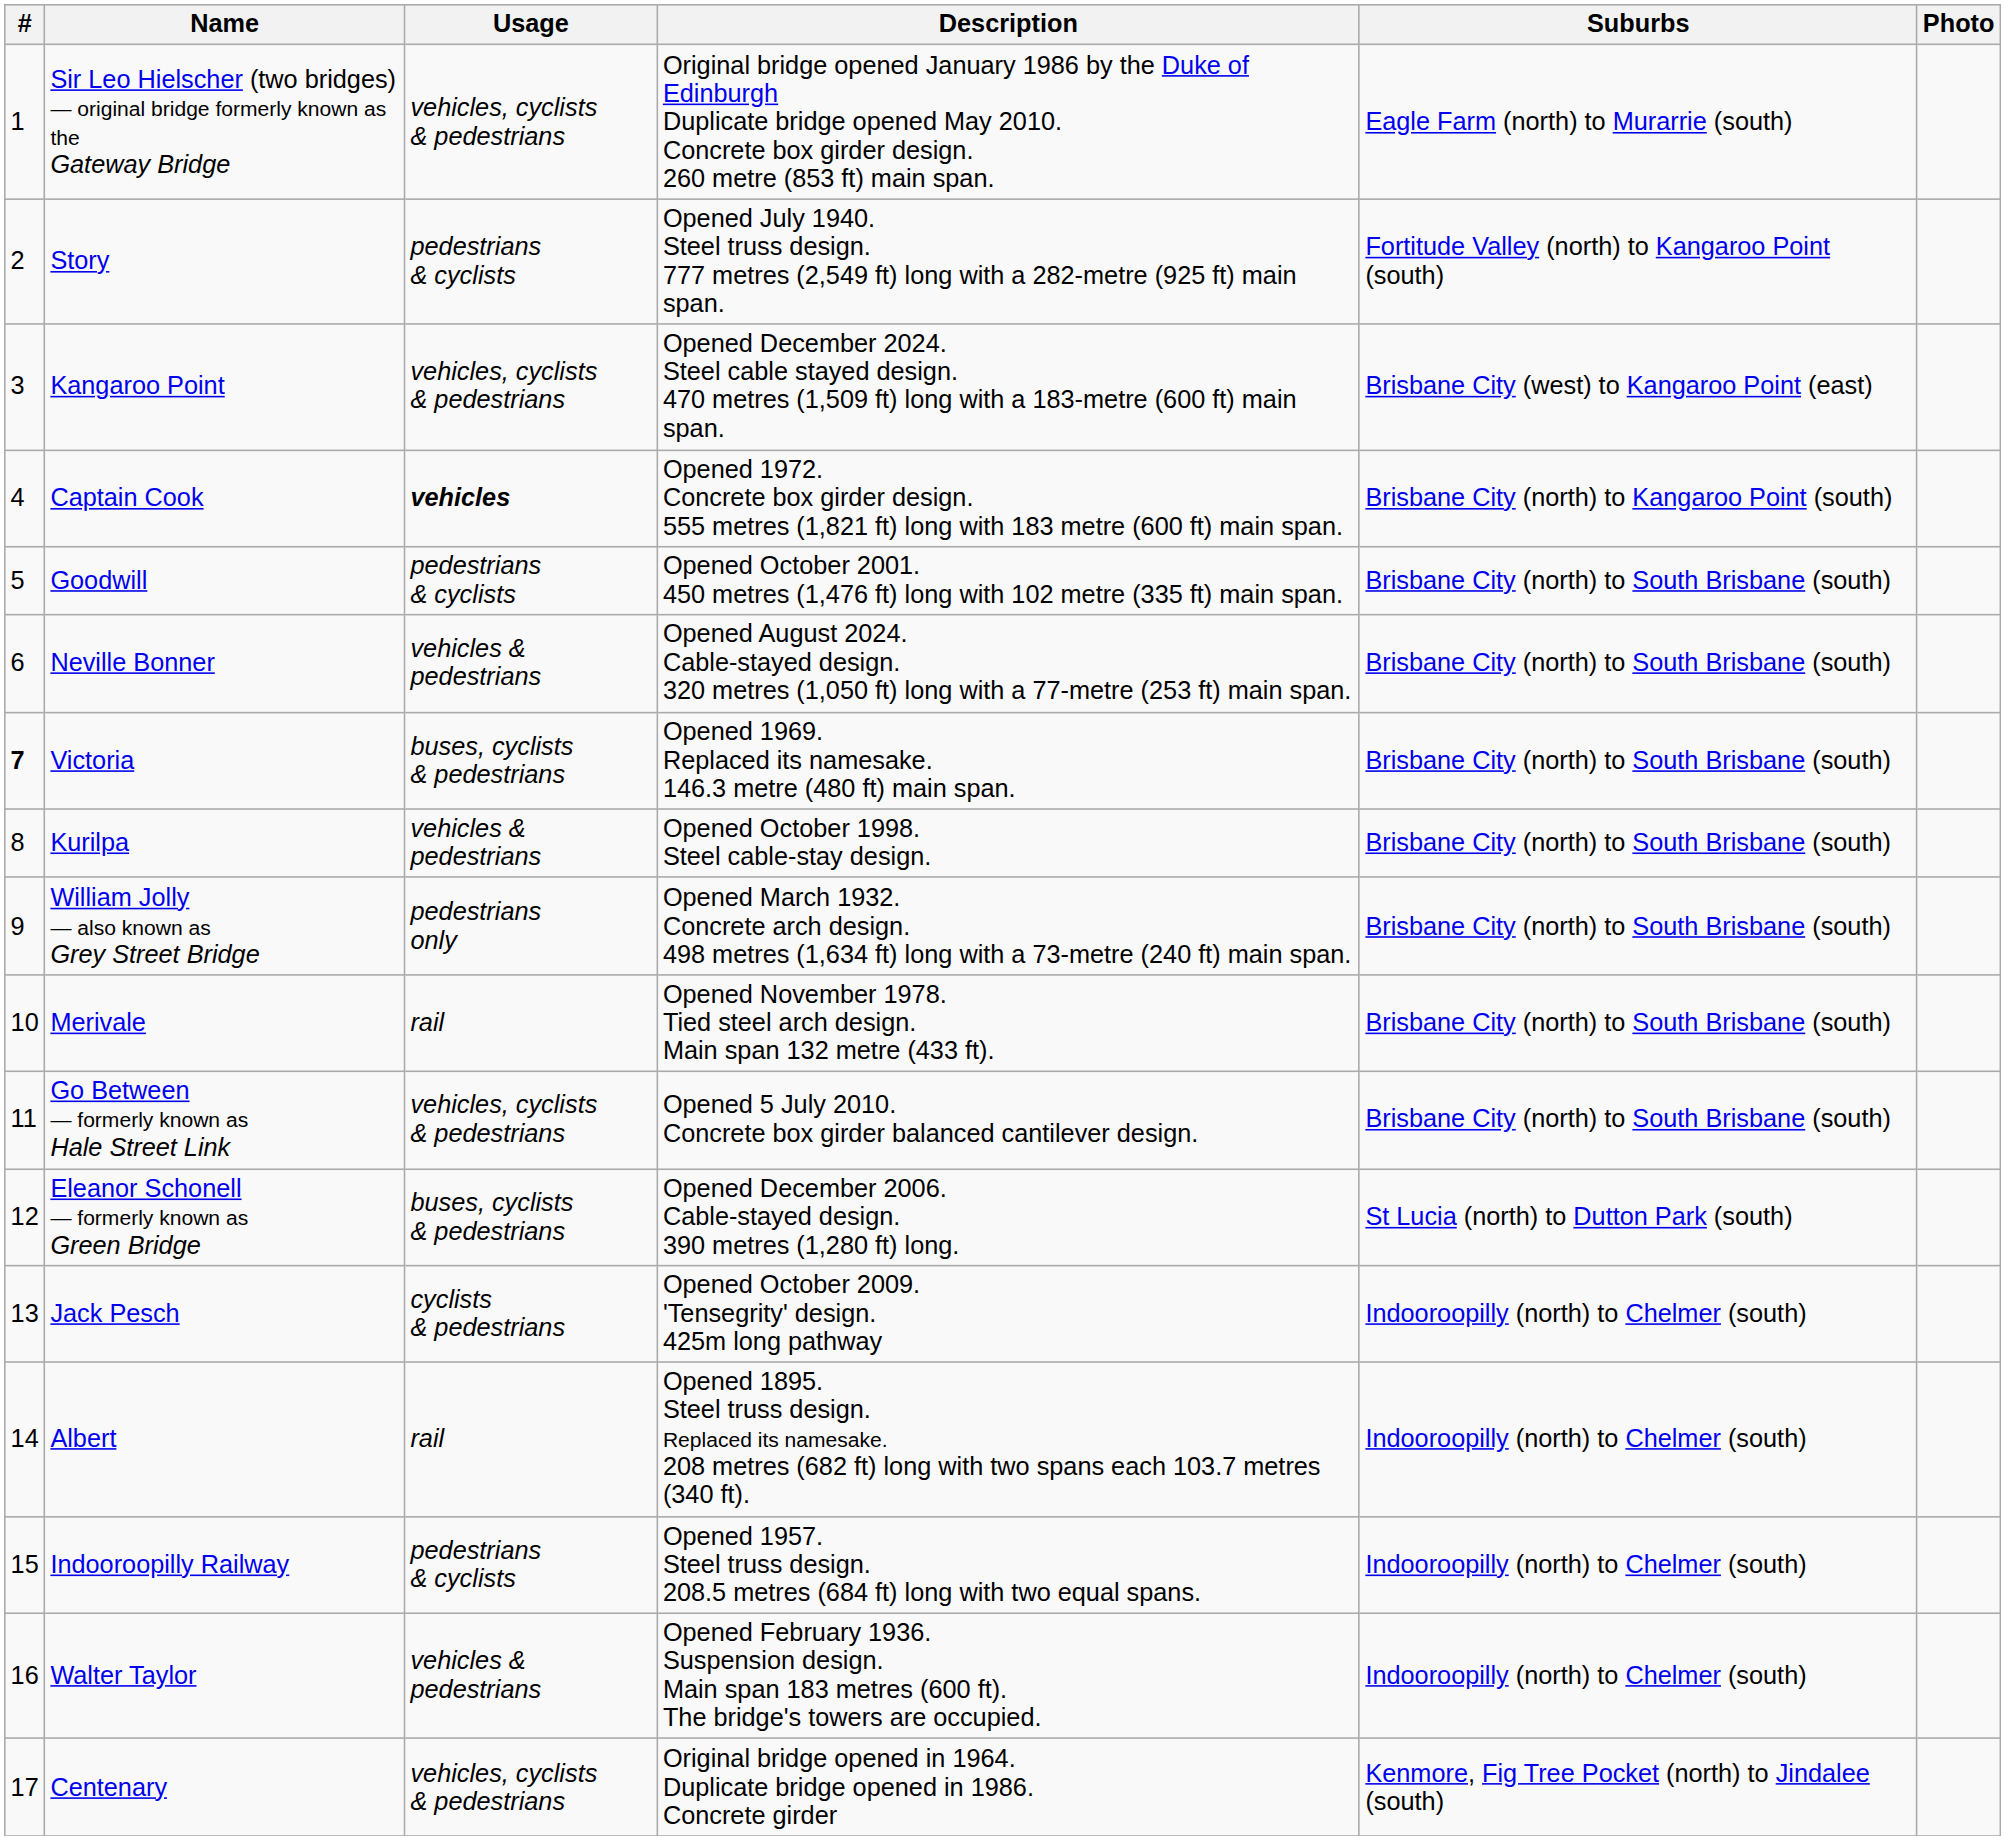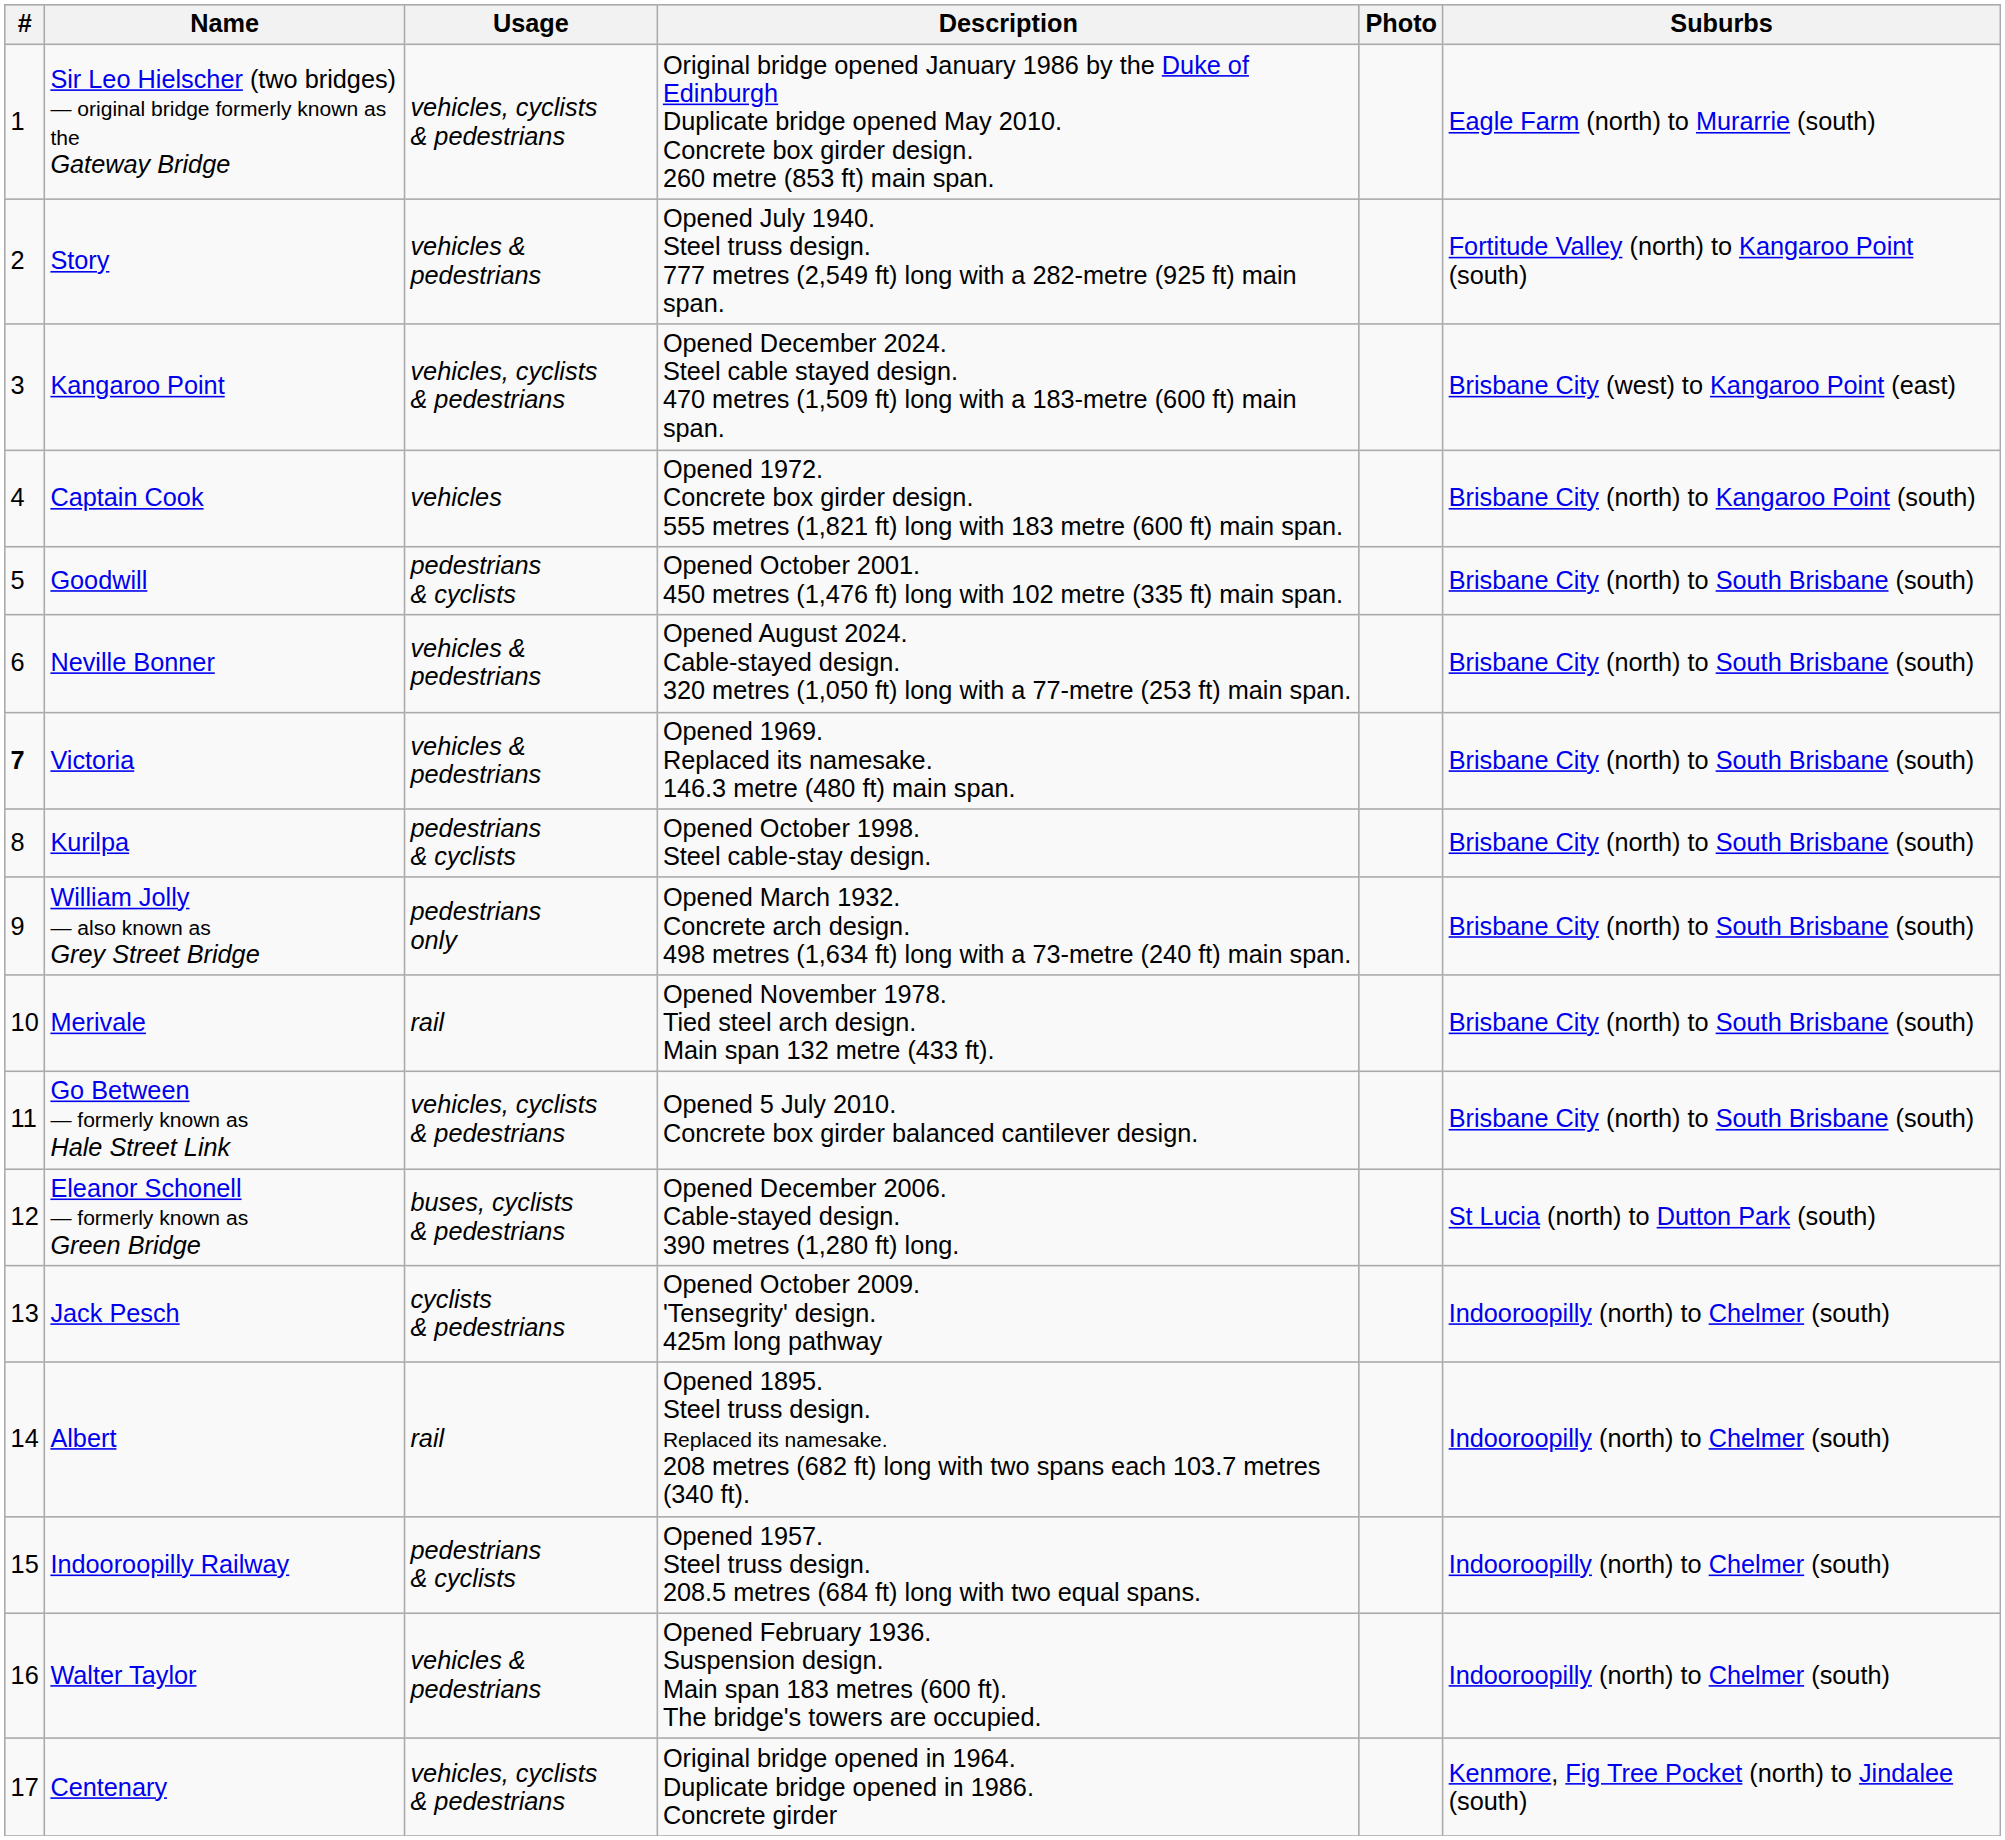columns swapped: (1638, 24) <-> (1959, 24)
(476, 261) pedestrians & cyclists -> (476, 261) vehicles & pedestrians
(460, 497) bold -> (456, 497) normal
(492, 760) buses, cyclists & pedestrians -> (476, 760) vehicles & pedestrians
(476, 842) vehicles & pedestrians -> (476, 842) pedestrians & cyclists
